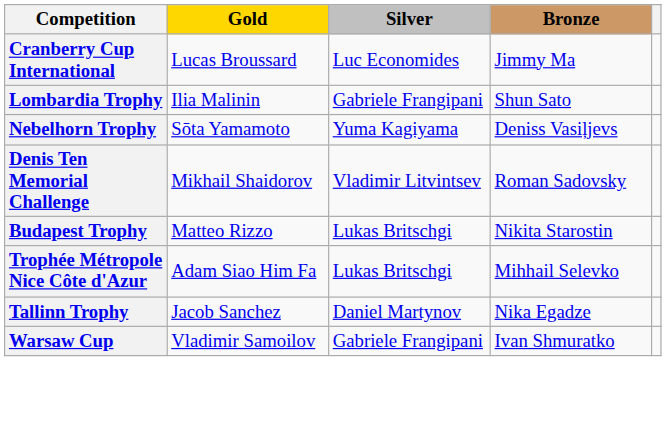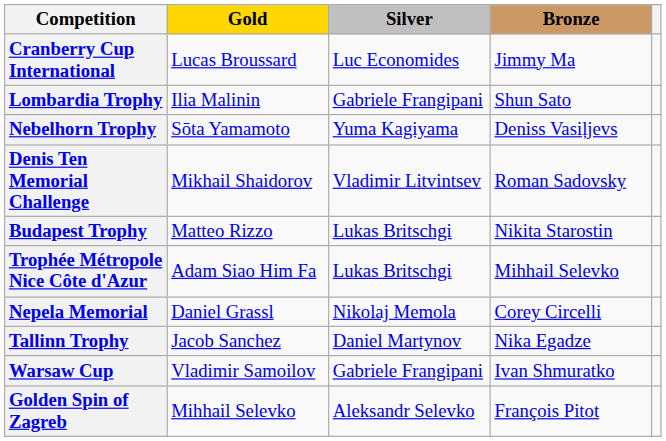+ row: (78, 311)
+ row: (69, 411)
